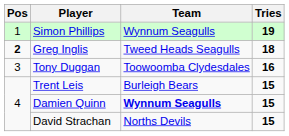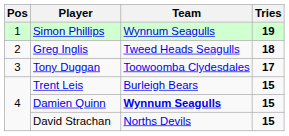(17, 49) bold -> (17, 49) normal
(268, 67) 16 -> (268, 67) 17
